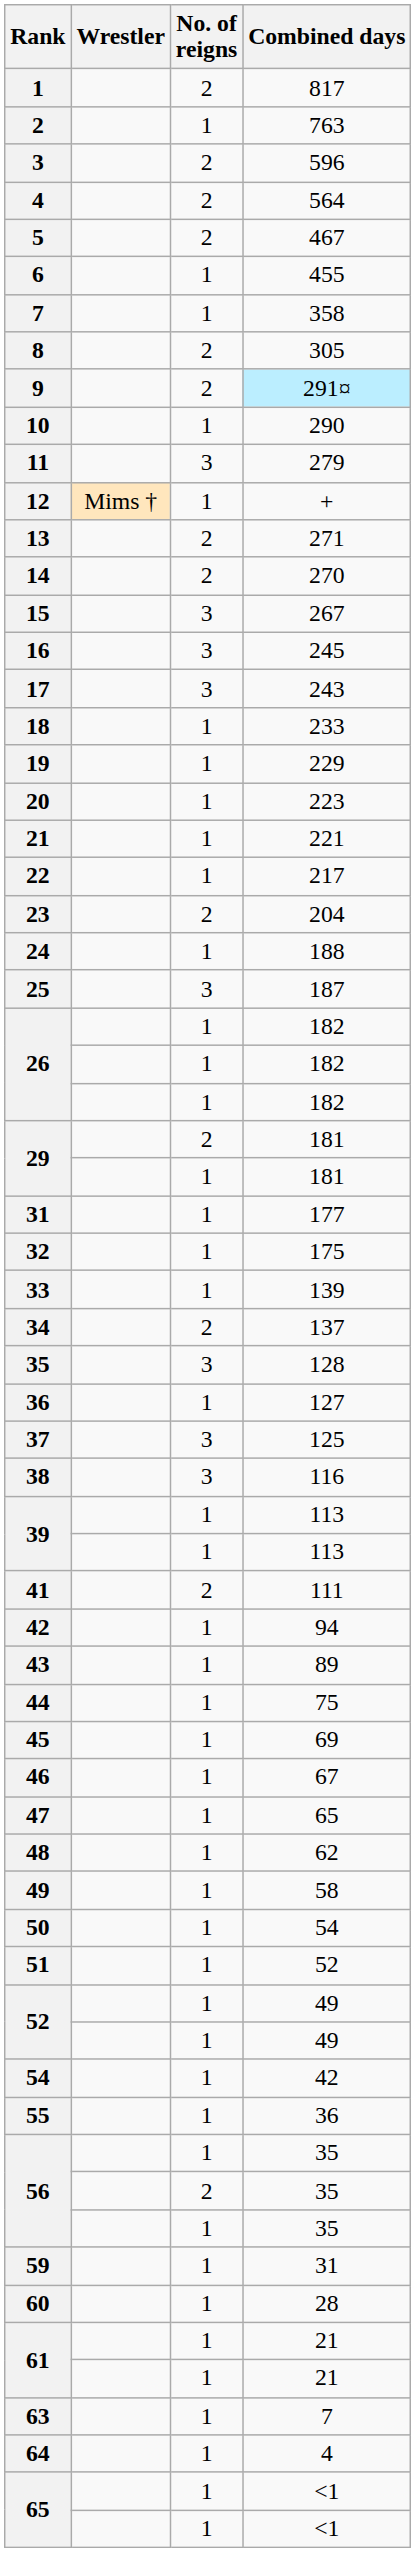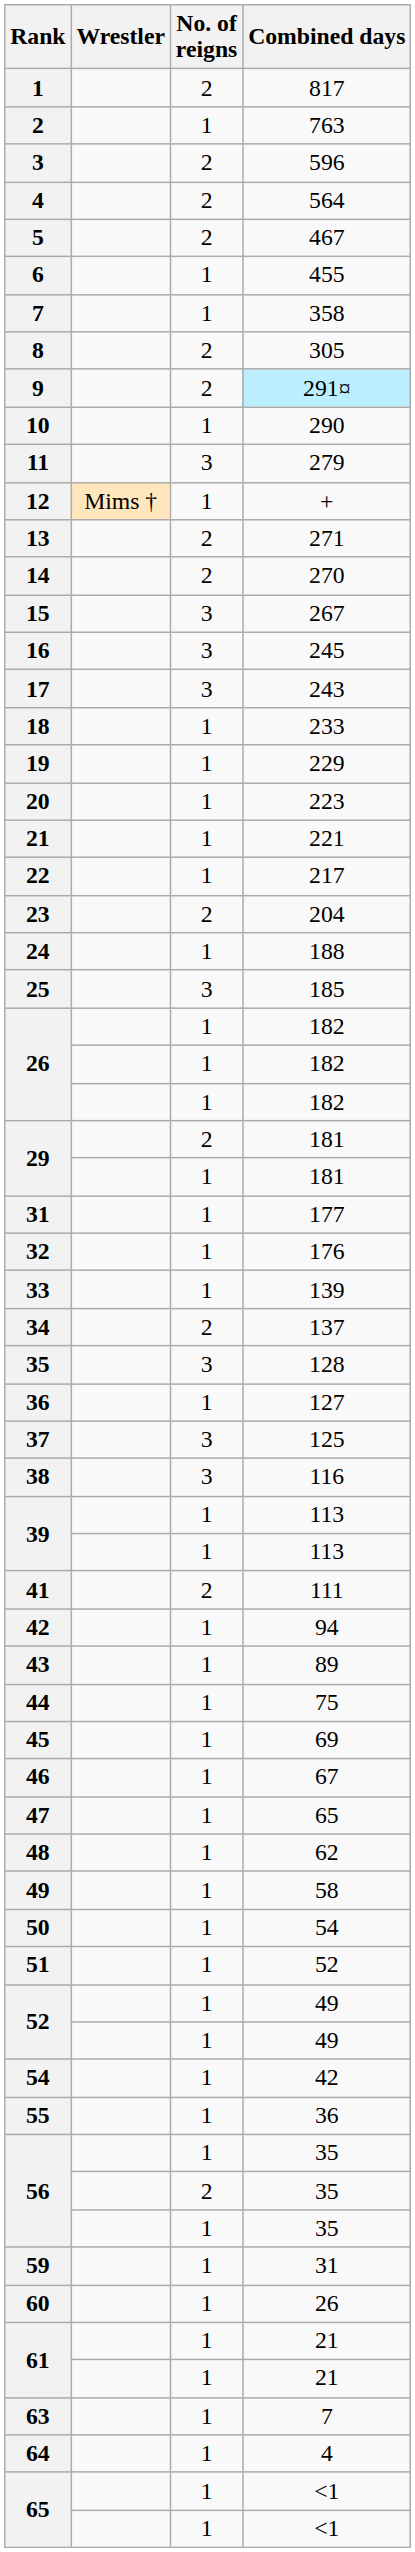(327, 988) 187 -> (327, 988) 185
(327, 1251) 175 -> (327, 1251) 176
(327, 2303) 28 -> (327, 2303) 26
